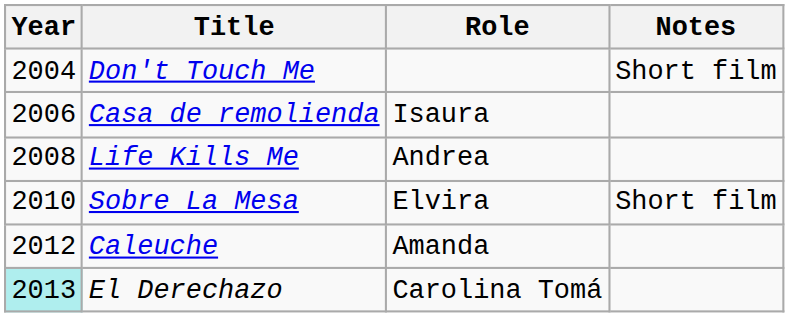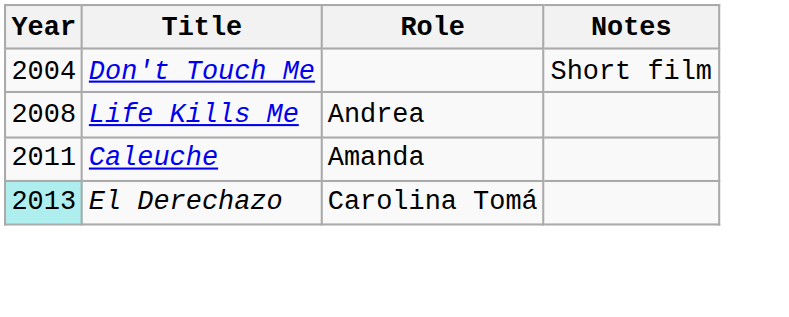- row: (234, 115)
- row: (194, 202)
(44, 246) 2012 -> (44, 159) 2011
